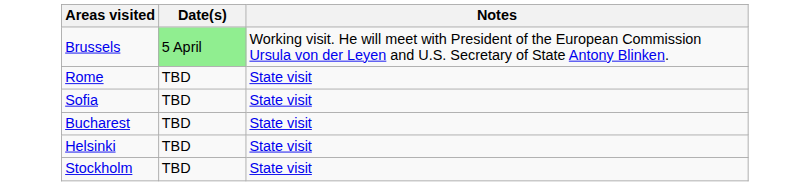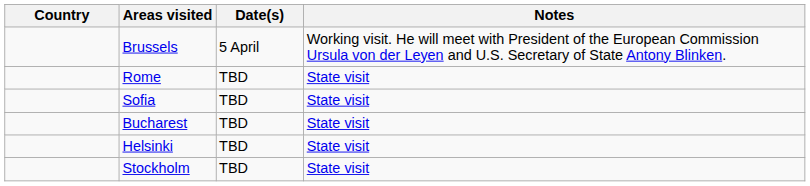+ column: (62, 15)
(182, 46) lightgreen background -> (239, 46) no background
